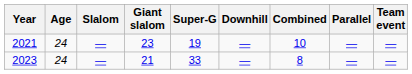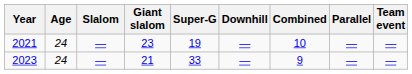(300, 60) 8 -> (300, 60) 9
